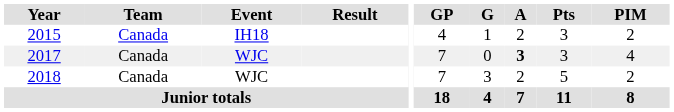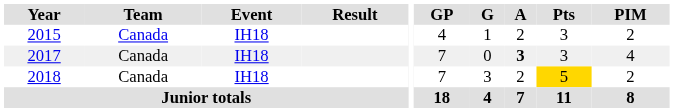(252, 55) WJC -> (252, 55) IH18
(252, 76) WJC -> (252, 76) IH18
(564, 76) no background -> (564, 76) gold background
